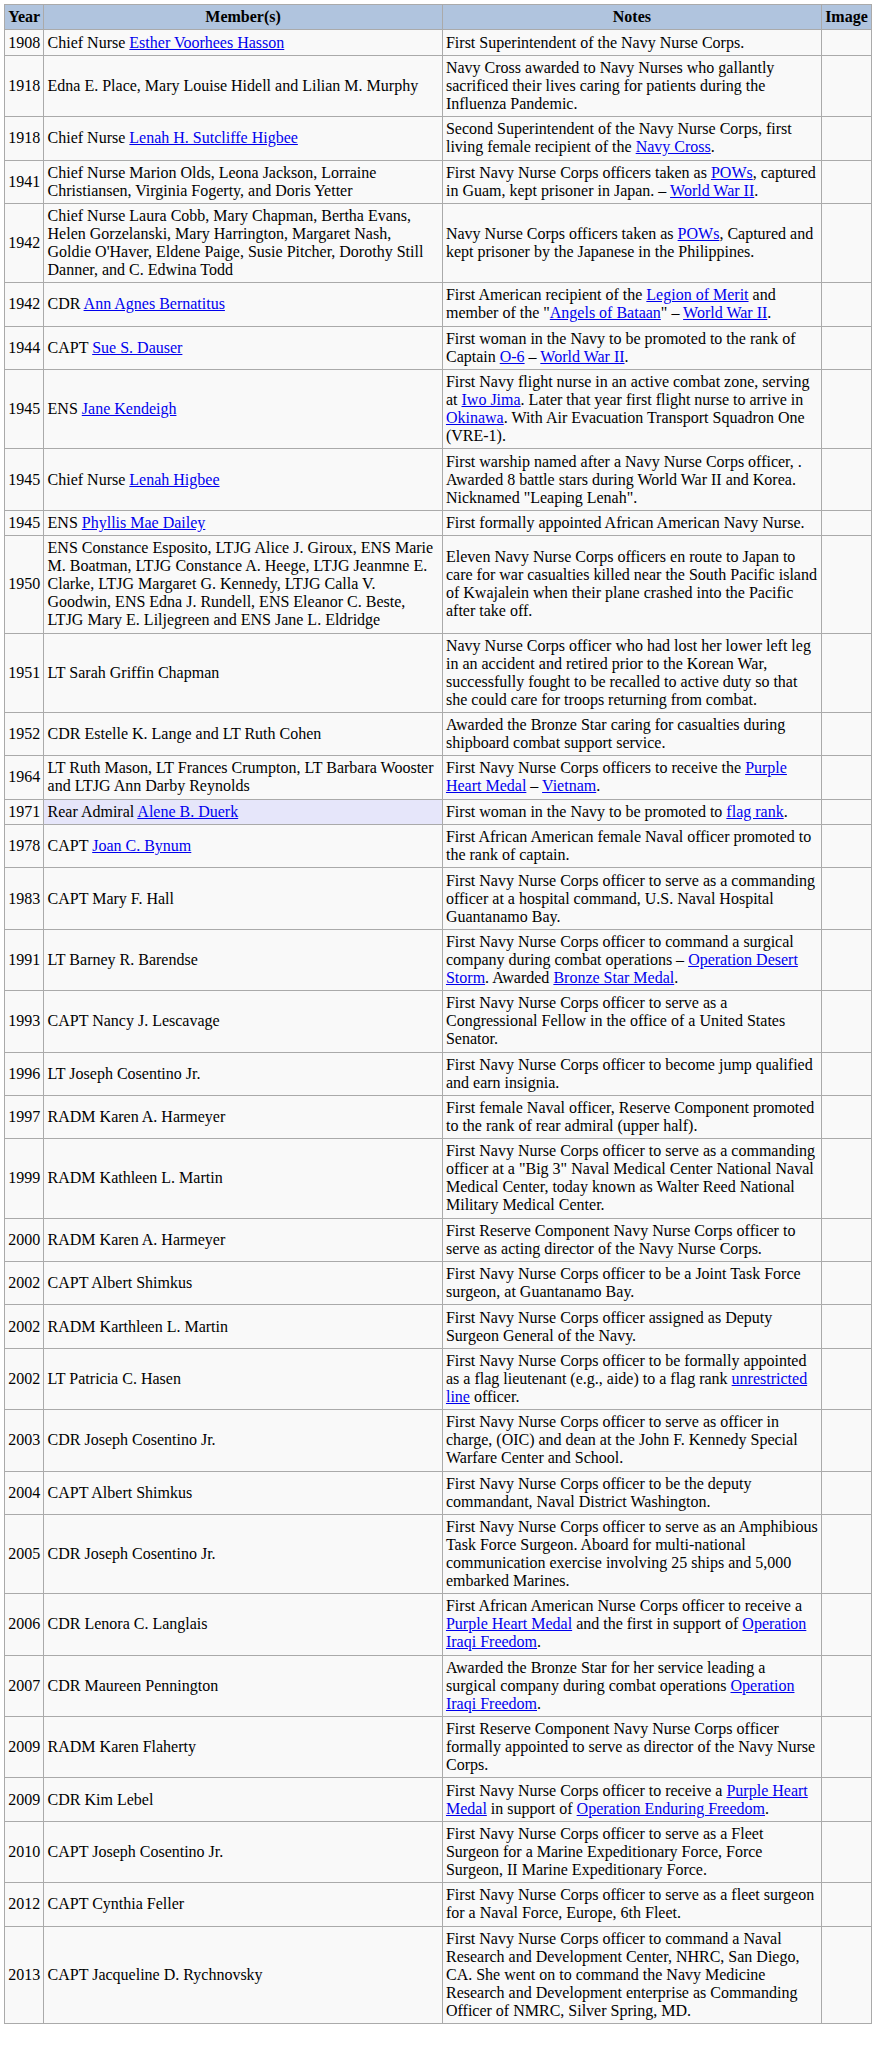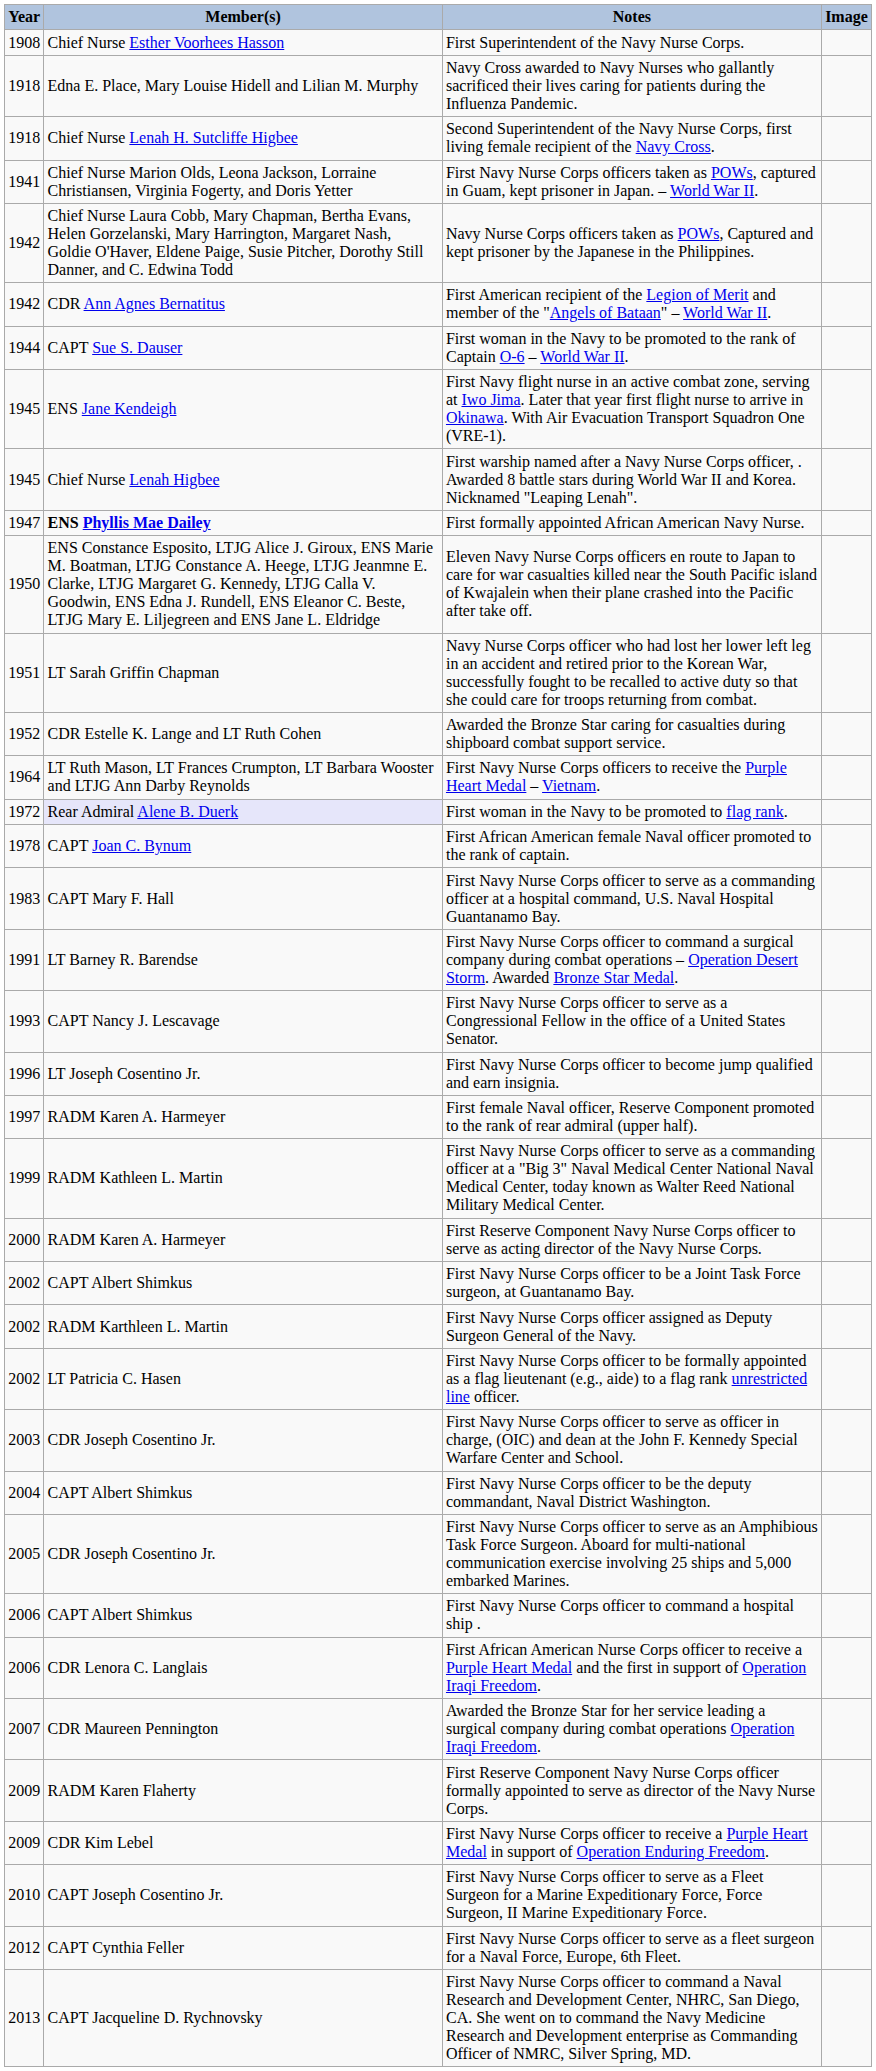(24, 522) 1945 -> (24, 522) 1947
(126, 522) normal -> (129, 522) bold
(24, 811) 1971 -> (24, 811) 1972
+ row: (620, 1615)
